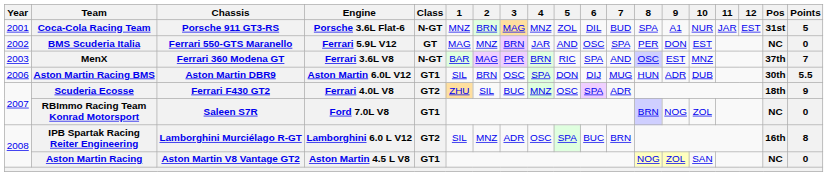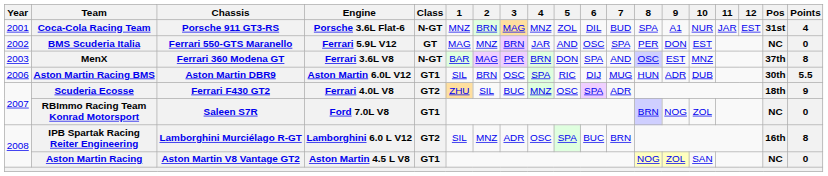(806, 27) 5 -> (806, 27) 4
(567, 59) RIC -> (567, 59) DON
(806, 59) 7 -> (806, 59) 8
(567, 74) DON -> (567, 74) RIC
